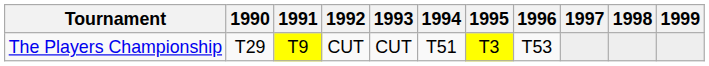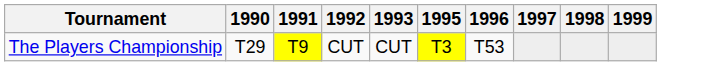- column: (441, 19)
